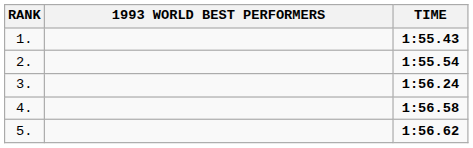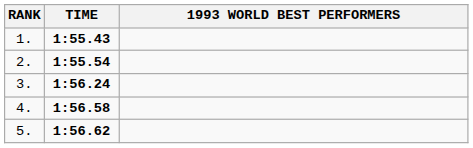columns swapped: (218, 16) <-> (430, 16)
